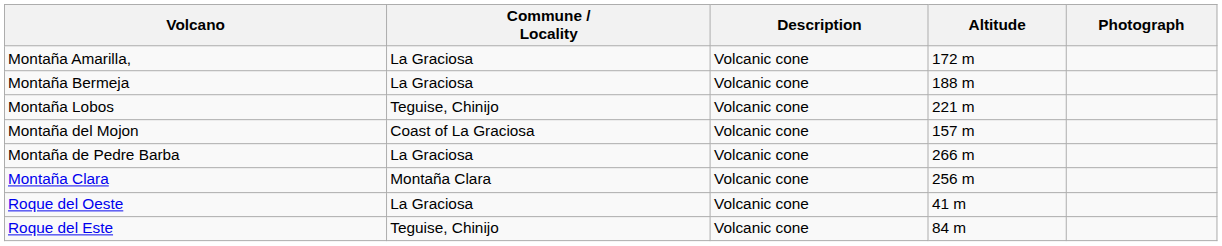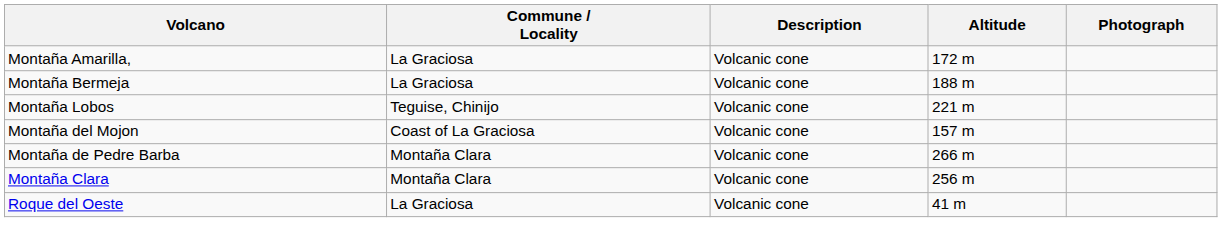(432, 155) La Graciosa -> (441, 155) Montaña Clara
- row: (61, 228)
